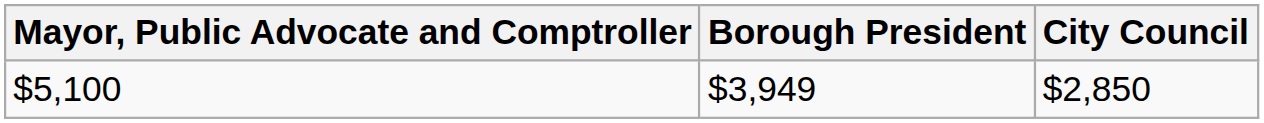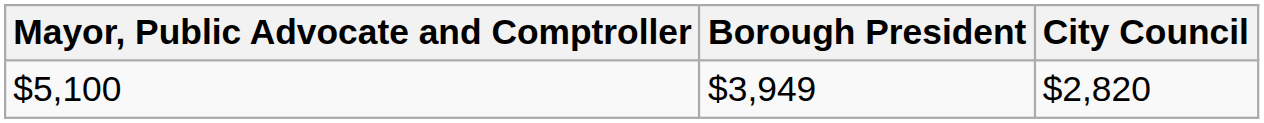(1097, 88) $2,850 -> (1097, 88) $2,820
